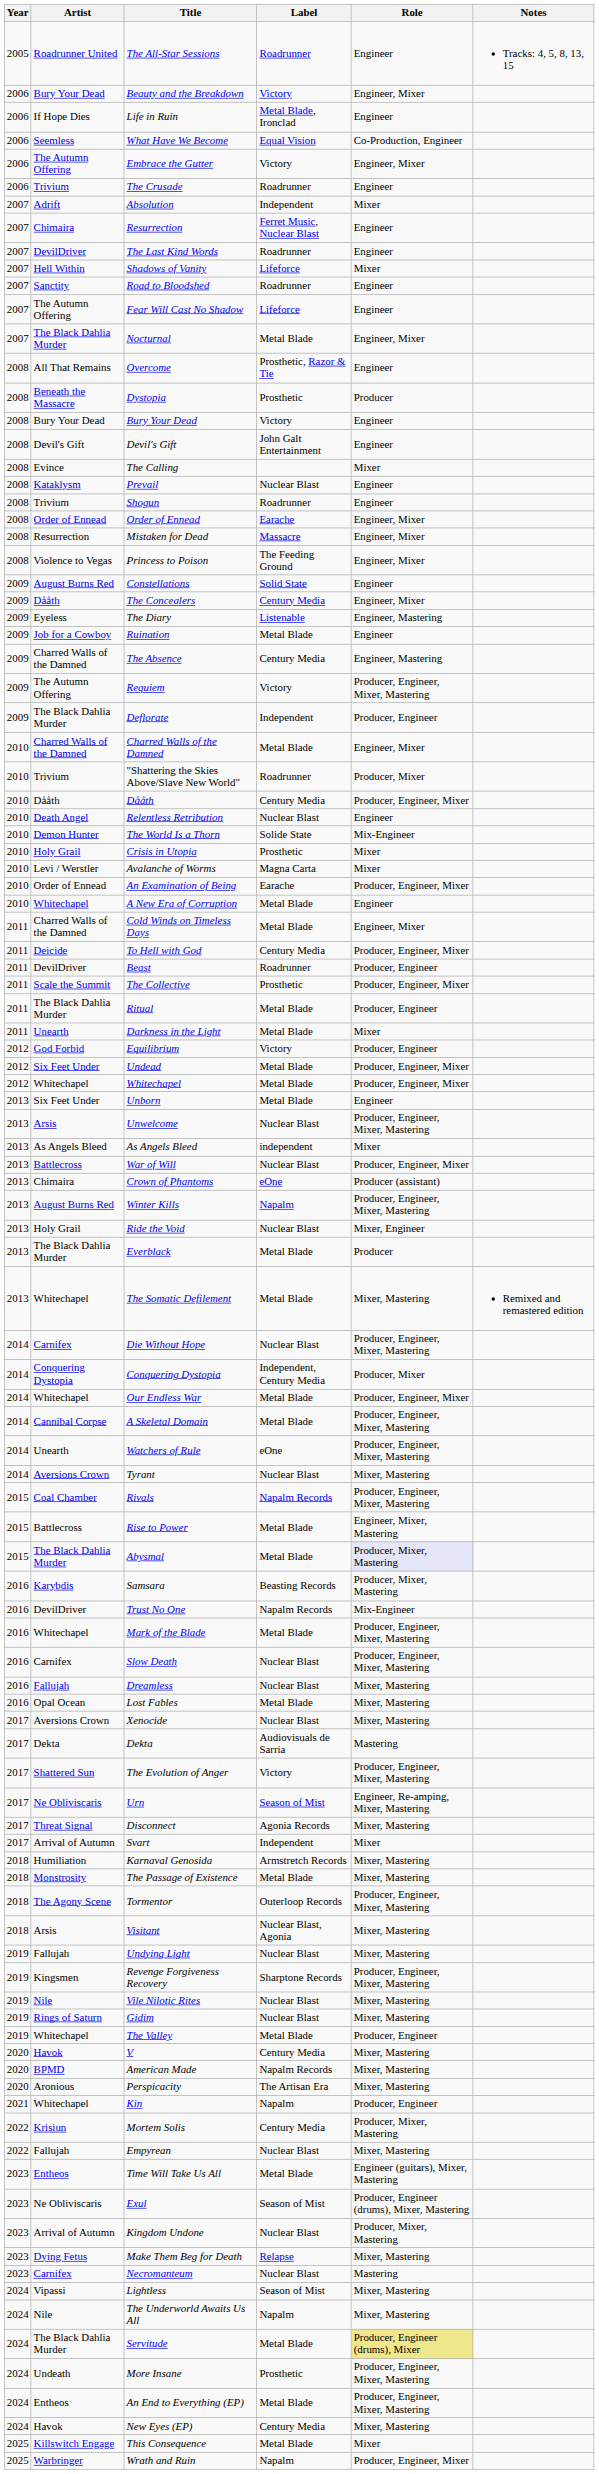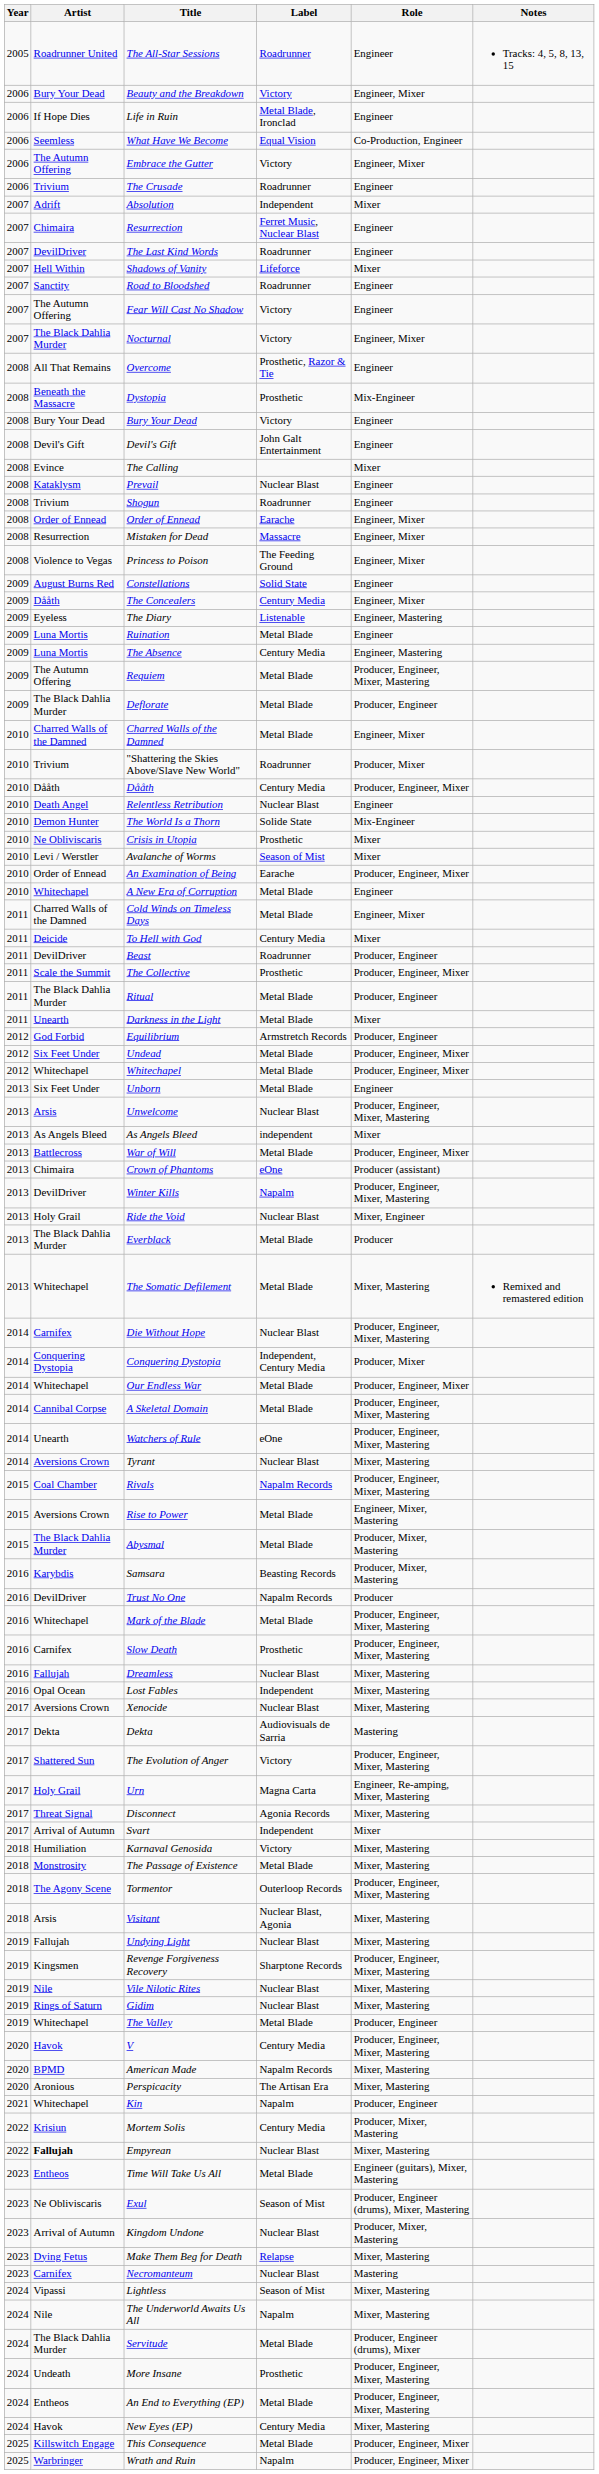(280, 309) Lifeforce -> (276, 309) Victory
(286, 338) Metal Blade -> (276, 338) Victory
(373, 397) Producer -> (384, 397) Mix-Engineer
(72, 635) Job for a Cowboy -> (61, 635) Luna Mortis
(71, 658) Charred Walls of the Damned -> (61, 652) Luna Mortis
(276, 688) Victory -> (286, 676) Metal Blade
(286, 717) Independent -> (286, 705) Metal Blade
(57, 851) Holy Grail -> (68, 839) Ne Obliviscaris
(288, 869) Magna Carta -> (292, 856) Season of Mist
(411, 950) Producer, Engineer, Mixer -> (367, 938) Mixer
(276, 1048) Victory -> (303, 1036) Armstretch Records
(289, 1164) Nuclear Blast -> (286, 1152) Metal Blade
(74, 1205) August Burns Red -> (60, 1193) DevilDriver
(58, 1527) Battlecross -> (71, 1514) Aversions Crown
(390, 1556) lavender background -> (390, 1544) no background
(384, 1609) Mix-Engineer -> (373, 1597) Producer
(289, 1662) Nuclear Blast -> (281, 1650) Prosthetic
(286, 1702) Metal Blade -> (286, 1690) Independent
(68, 1802) Ne Obliviscaris -> (57, 1790) Holy Grail
(292, 1802) Season of Mist -> (288, 1790) Magna Carta
(303, 1860) Armstretch Records -> (276, 1848) Victory
(392, 2052) Mixer, Mastering -> (397, 2046) Producer, Engineer, Mixer, Mastering
(51, 2150) normal -> (53, 2150) bold
(395, 2344) khaki background -> (395, 2344) no background
(367, 2443) Mixer -> (411, 2443) Producer, Engineer, Mixer
